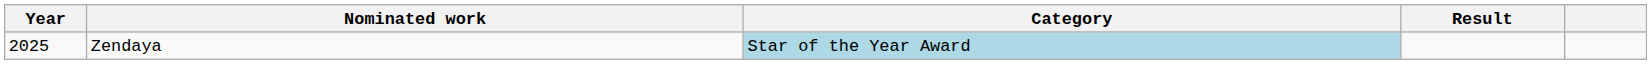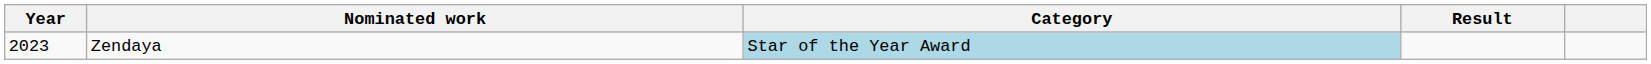(29, 46) 2025 -> (29, 46) 2023
